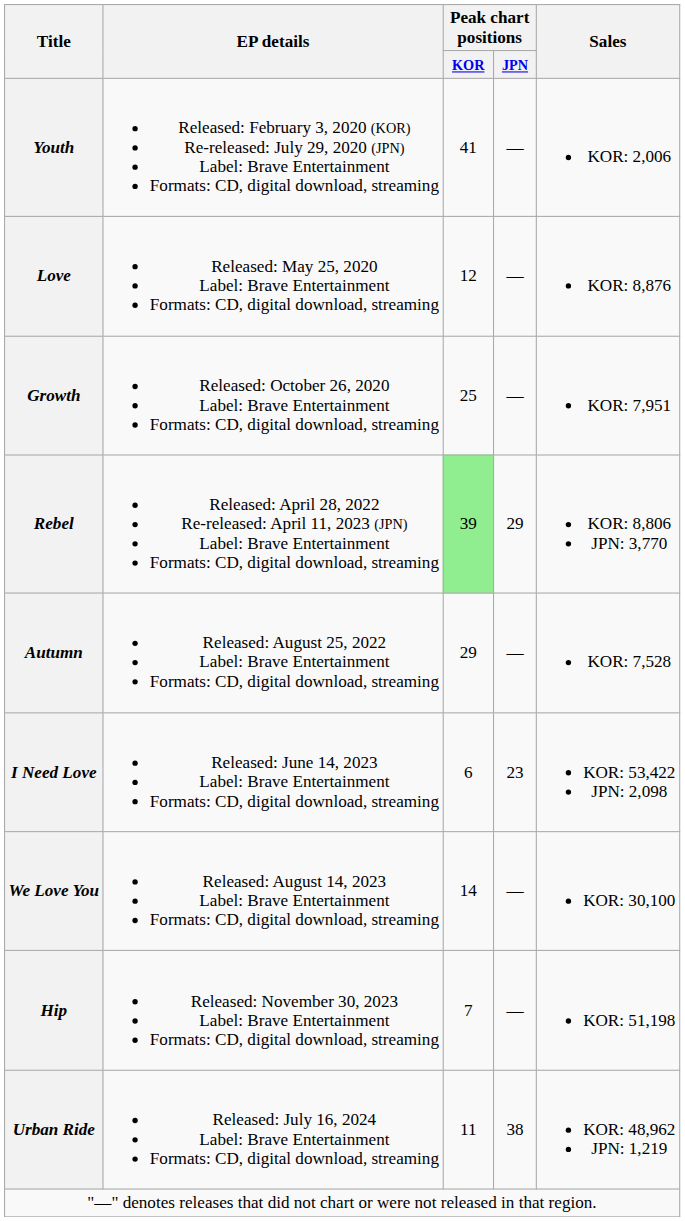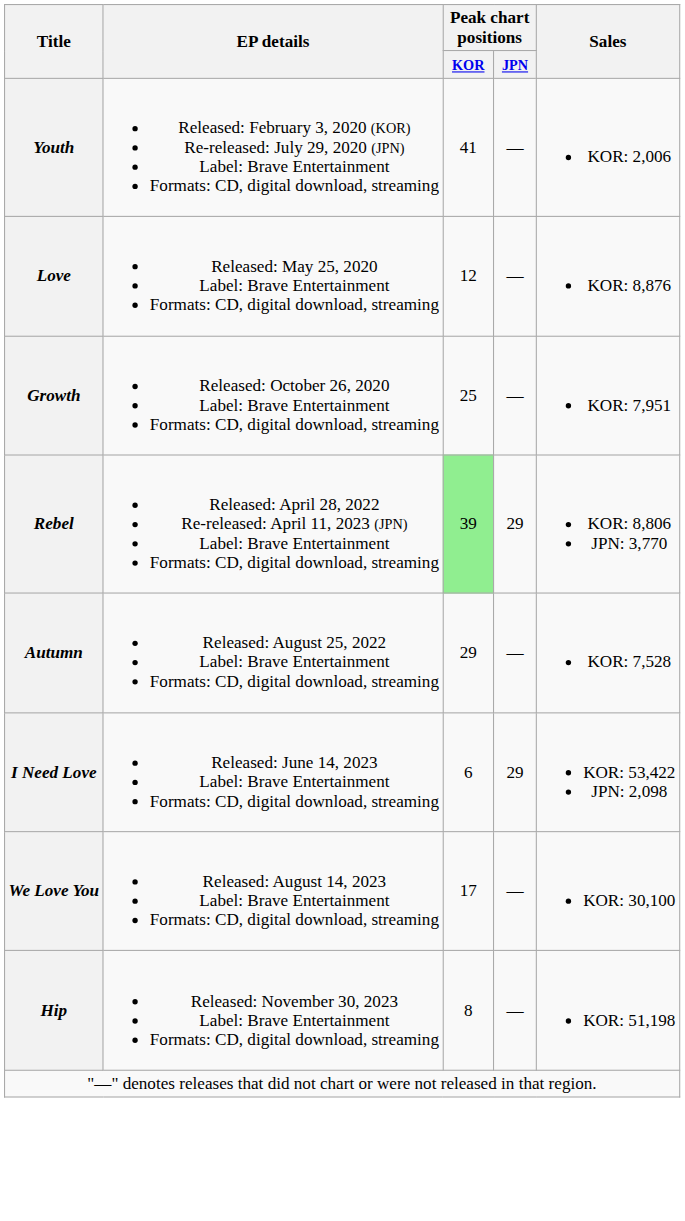(515, 772) 23 -> (515, 772) 29
(468, 891) 14 -> (468, 891) 17
(468, 1010) 7 -> (468, 1010) 8
- row: (54, 1129)
